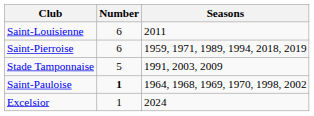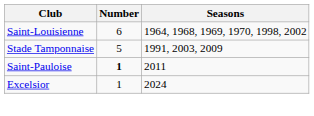(155, 31) 2011 -> (225, 31) 1964, 1968, 1969, 1970, 1998, 2002
- row: (40, 48)
(225, 84) 1964, 1968, 1969, 1970, 1998, 2002 -> (155, 66) 2011
